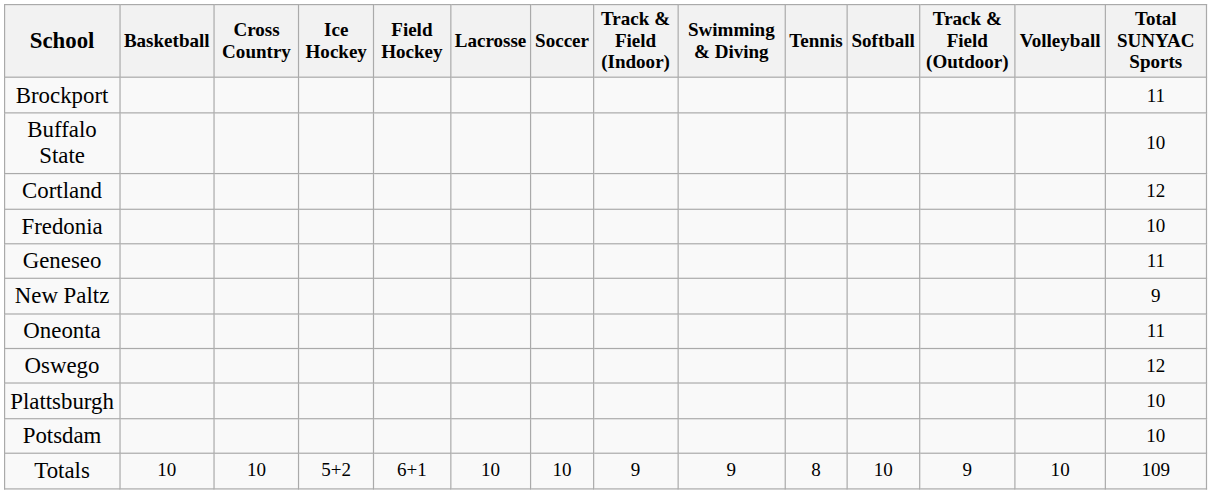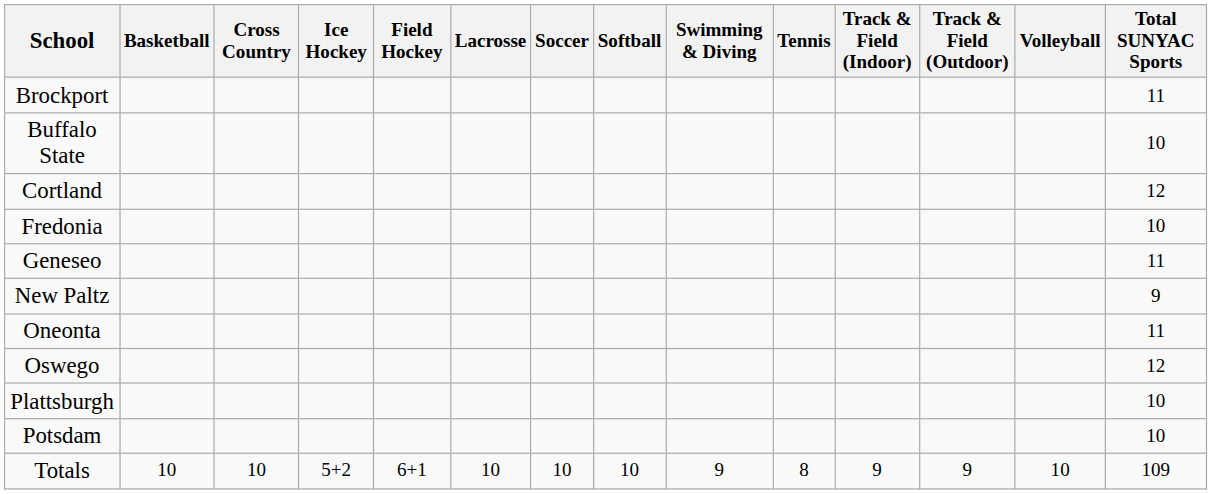columns swapped: (883, 41) <-> (636, 41)
